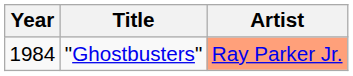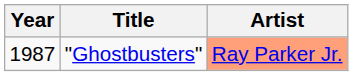(32, 53) 1984 -> (32, 53) 1987
